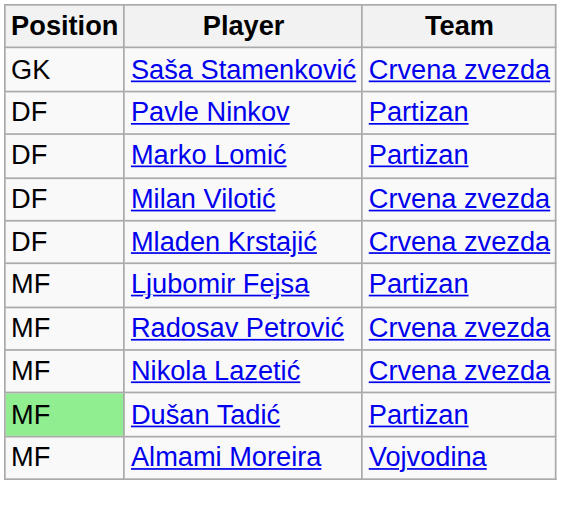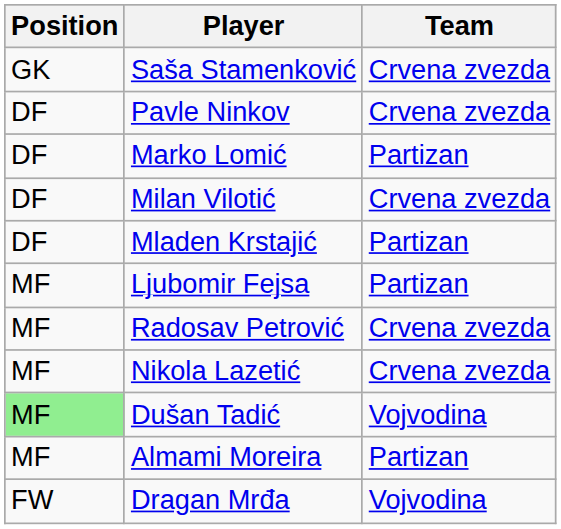(419, 112) Partizan -> (459, 112) Crvena zvezda
(459, 241) Crvena zvezda -> (419, 241) Partizan
(419, 414) Partizan -> (428, 414) Vojvodina
(428, 457) Vojvodina -> (419, 457) Partizan
+ row: (210, 500)
